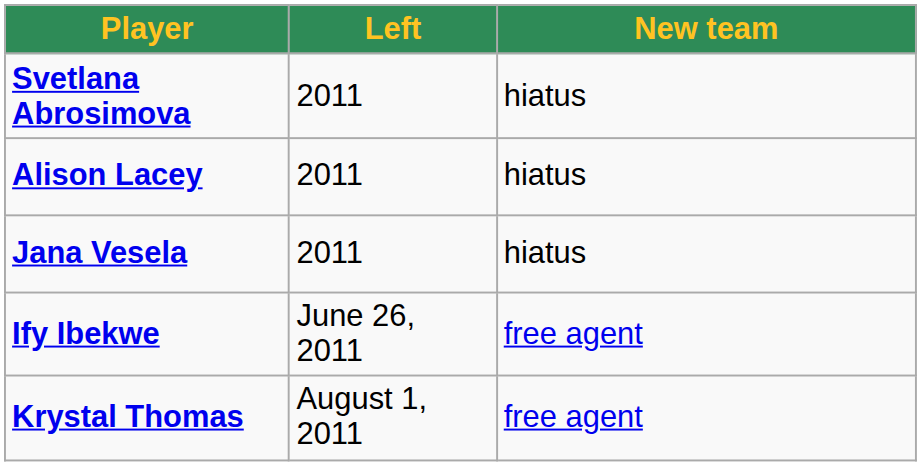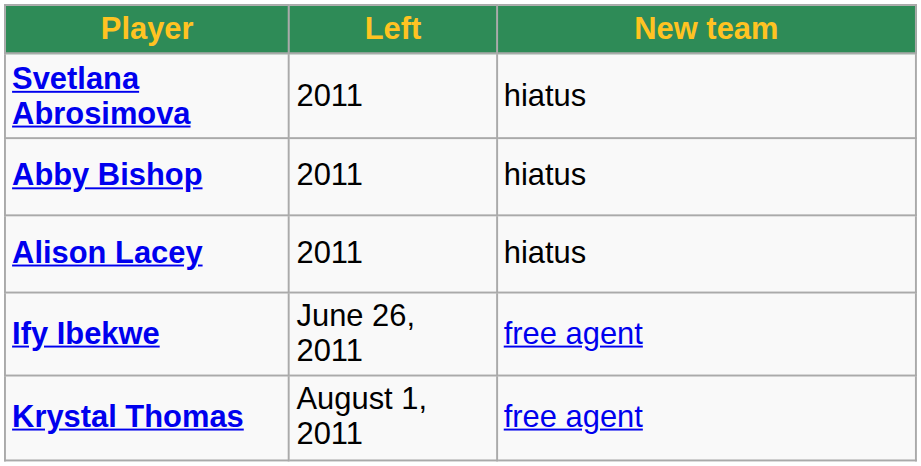+ row: (107, 175)
- row: (100, 252)
